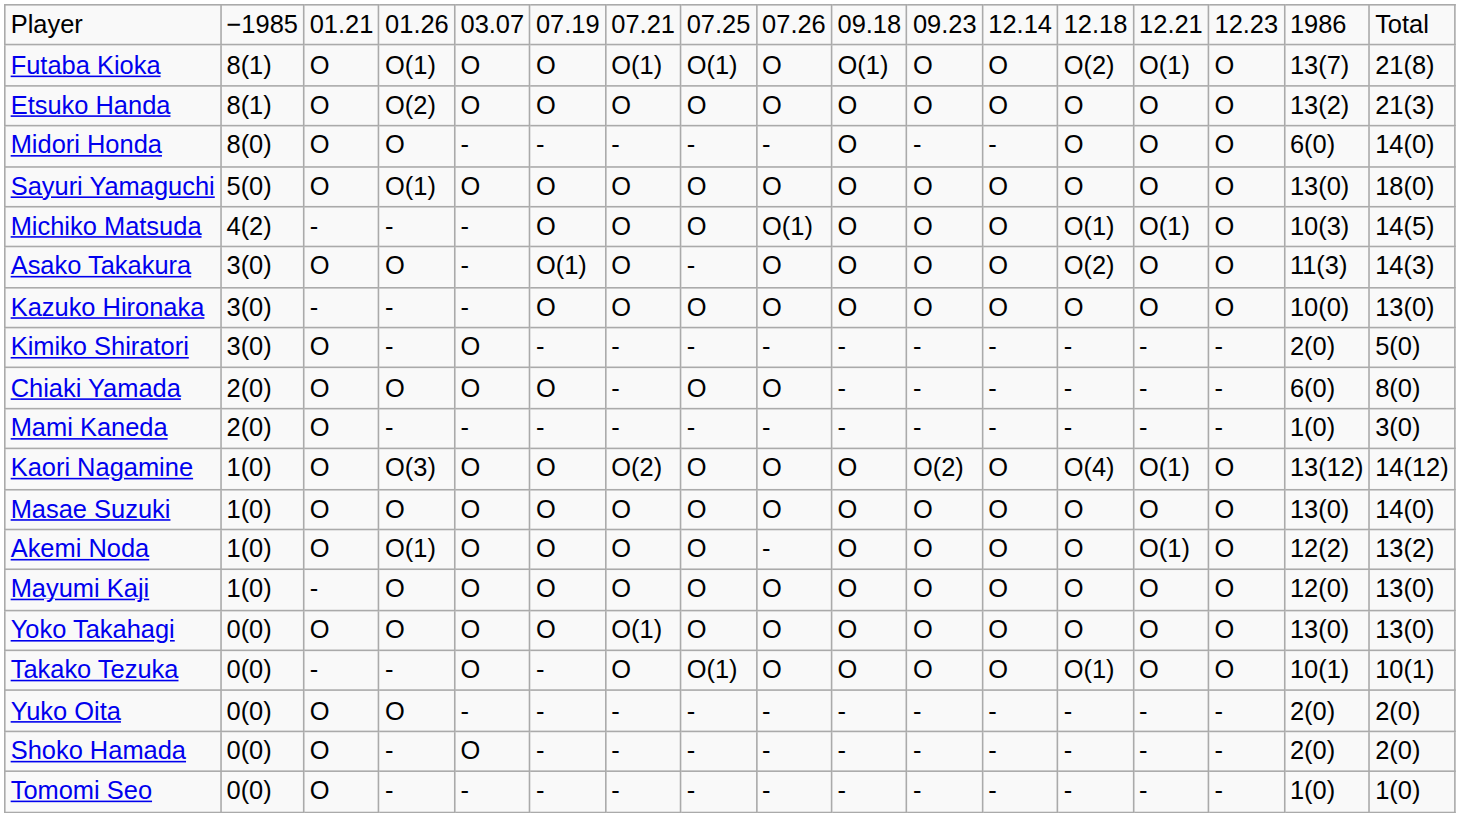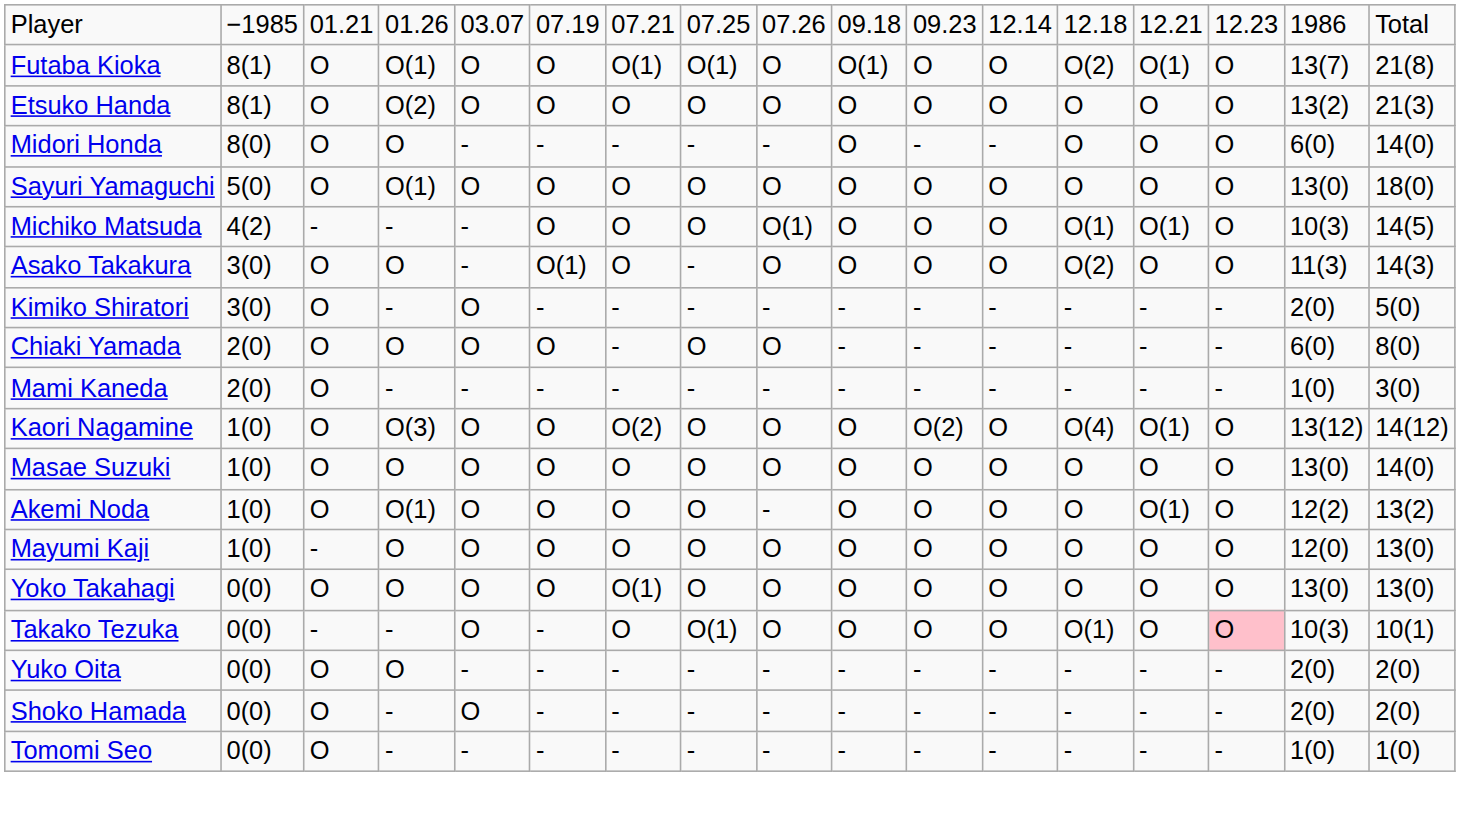- row: (108, 307)
(1224, 670) no background -> (1224, 629) pink background
(1320, 670) 10(1) -> (1320, 629) 10(3)
